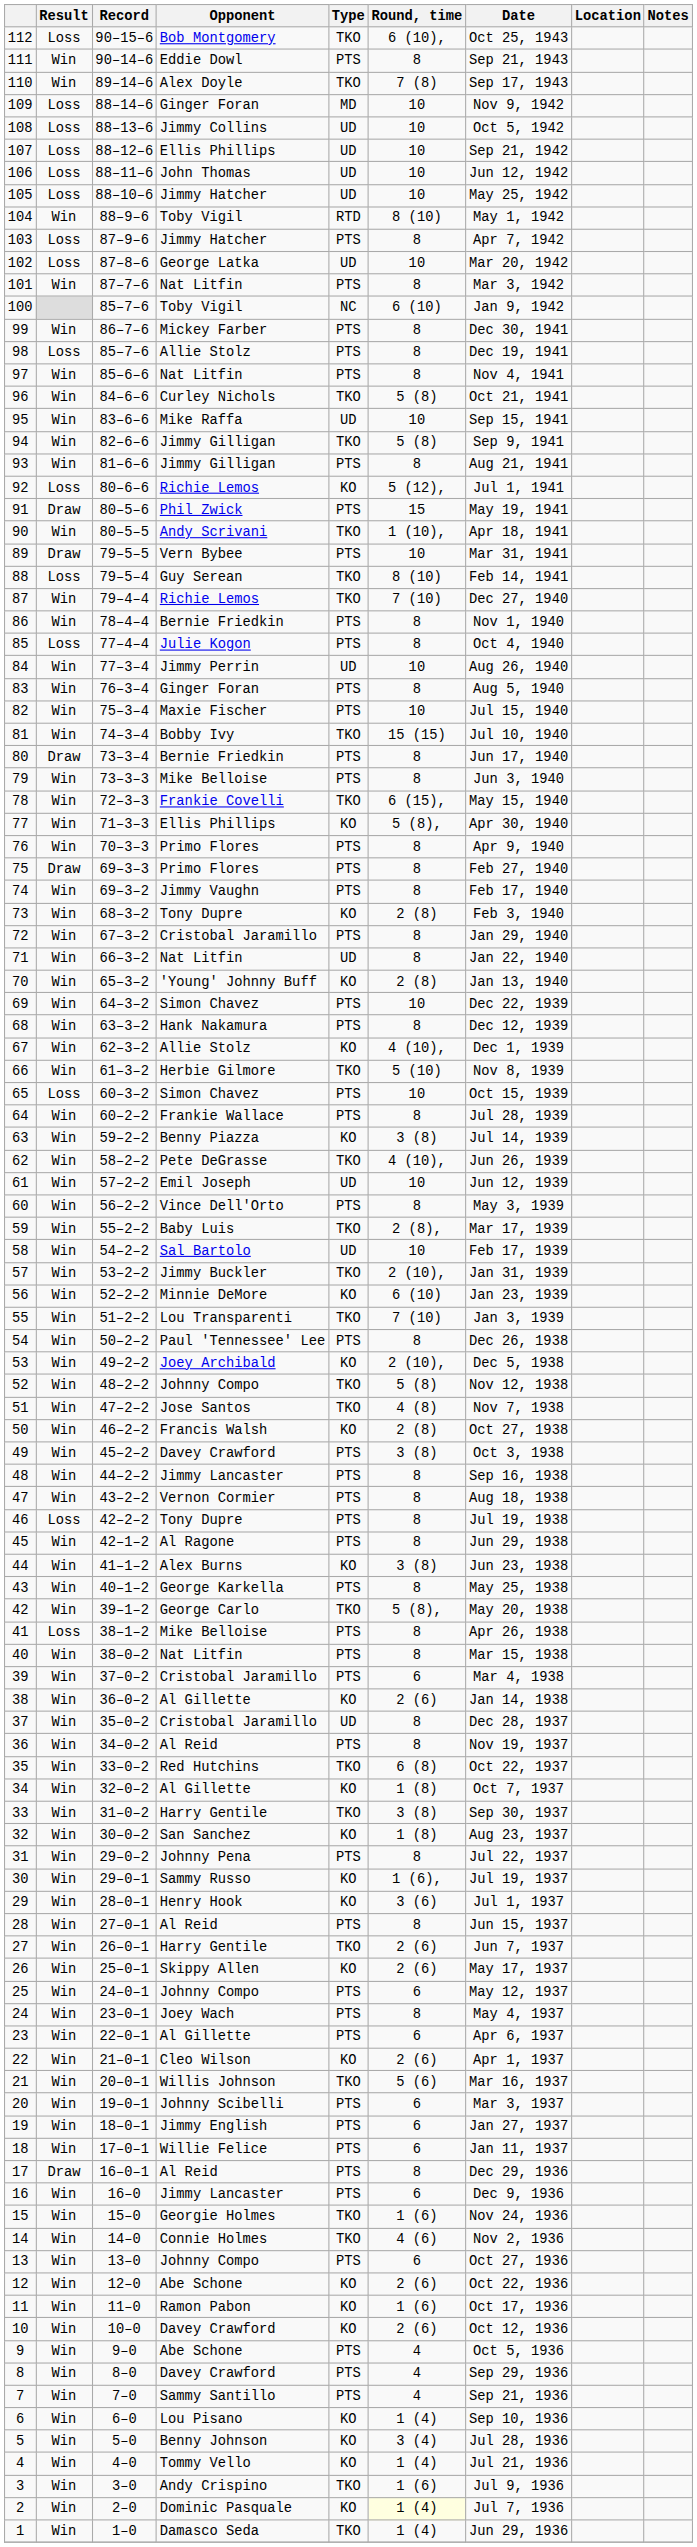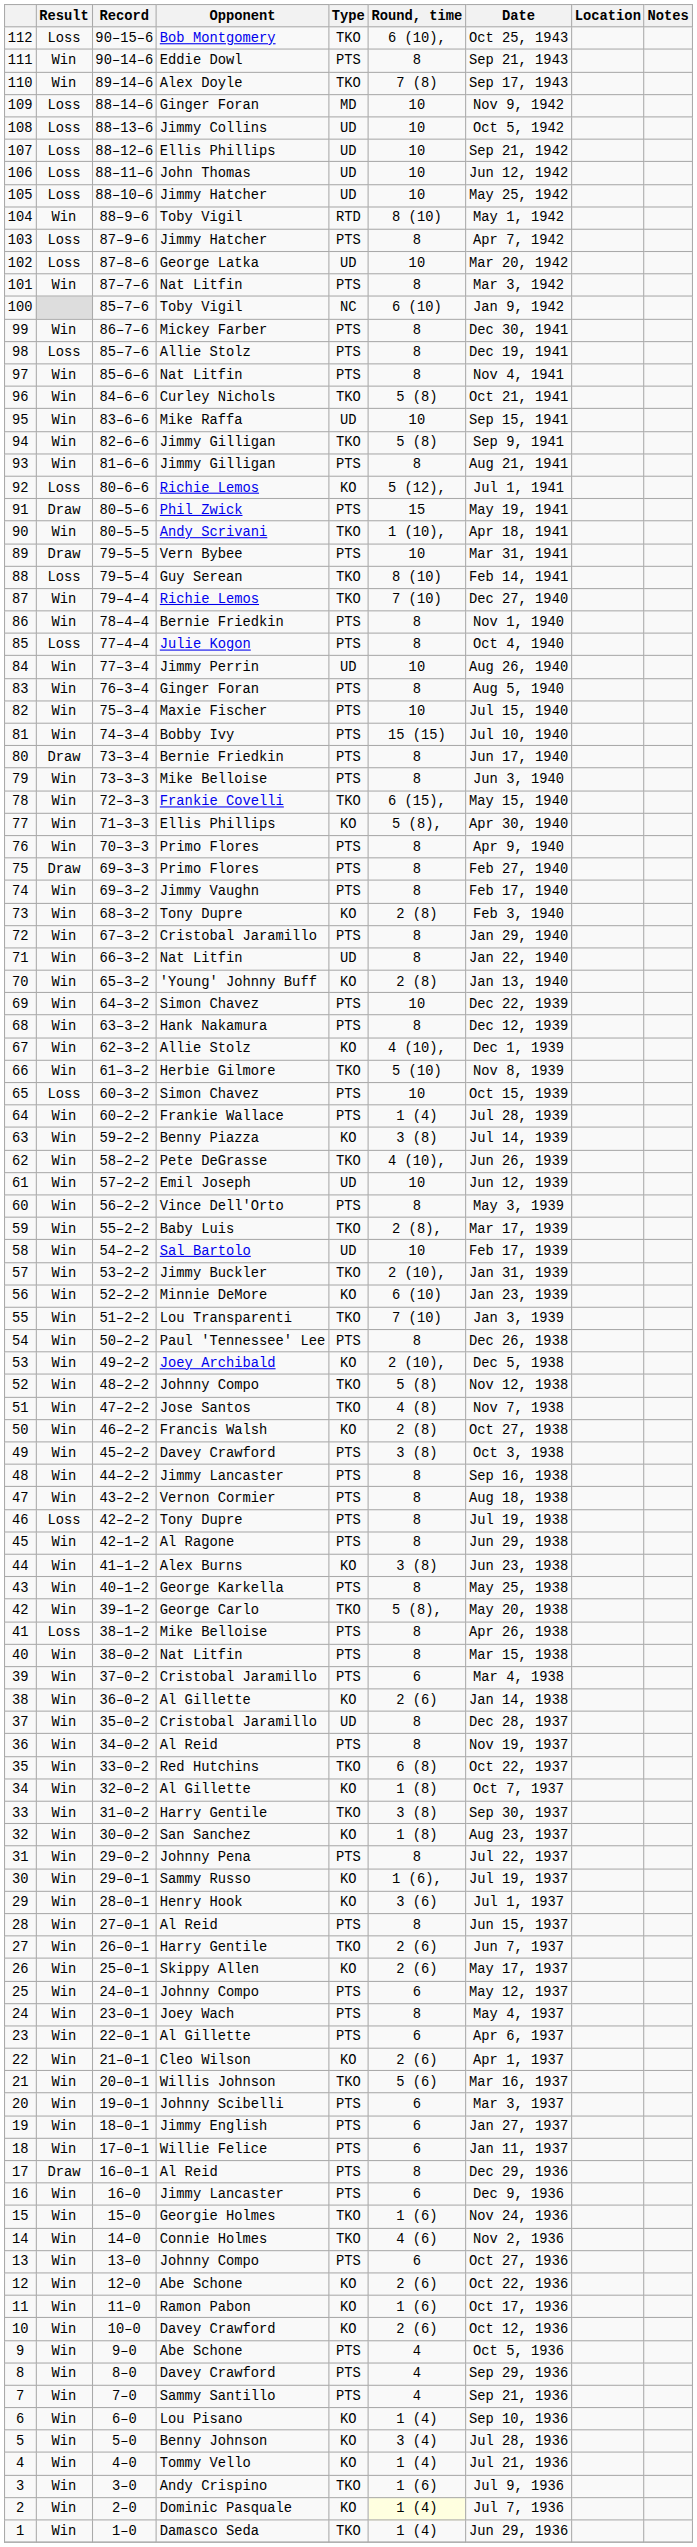(348, 734) TKO -> (348, 734) PTS
(417, 1116) 8 -> (417, 1116) 1 (4)
